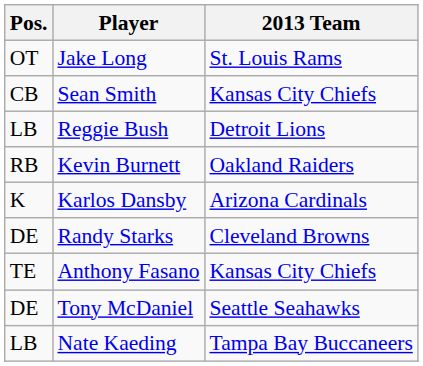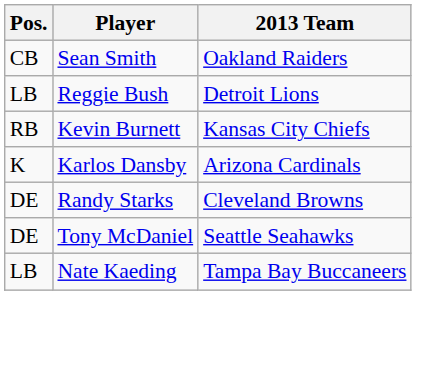- row: (102, 58)
(293, 93) Kansas City Chiefs -> (275, 58) Oakland Raiders
(282, 164) Oakland Raiders -> (286, 129) Kansas City Chiefs
- row: (128, 271)
